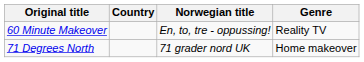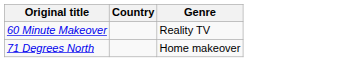- column: (215, 13)
